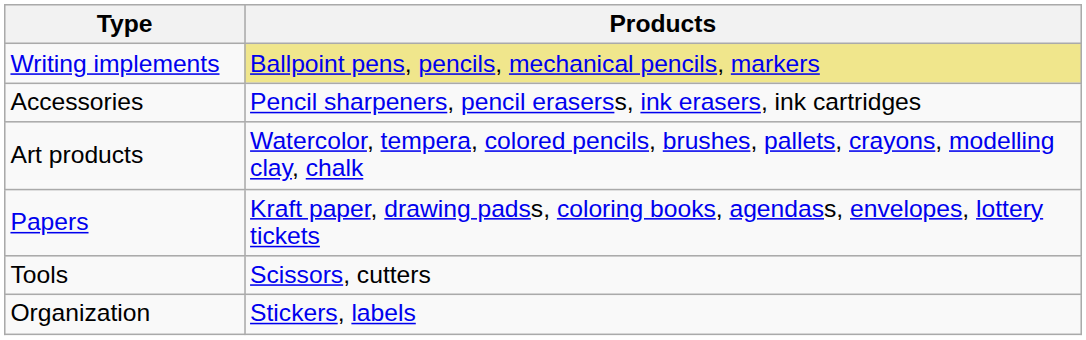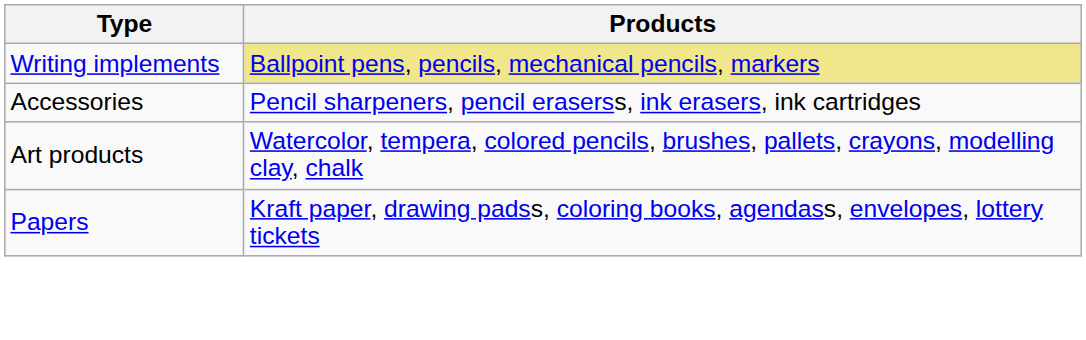- row: (39, 274)
- row: (80, 313)
